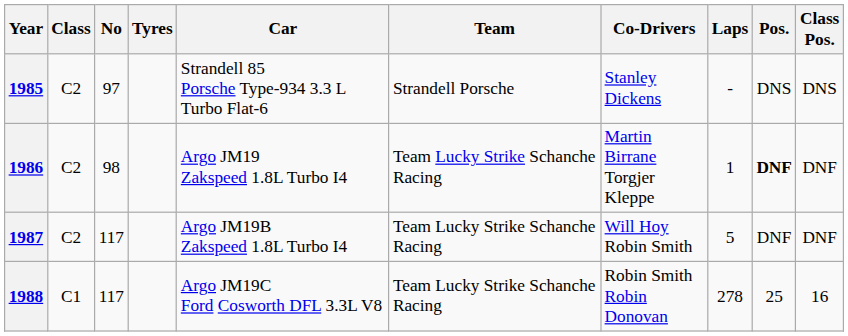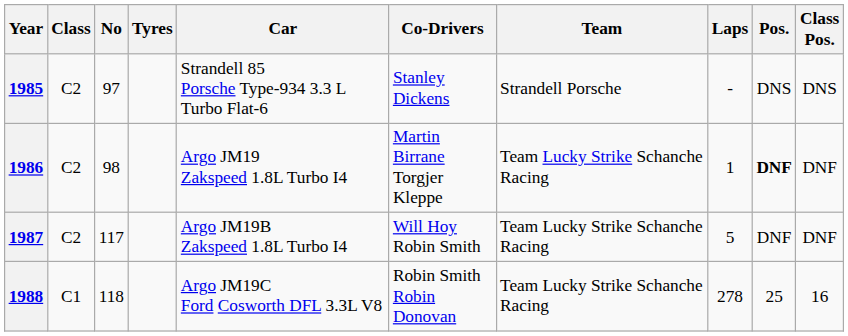columns swapped: (495, 29) <-> (654, 29)
(111, 296) 117 -> (111, 296) 118
